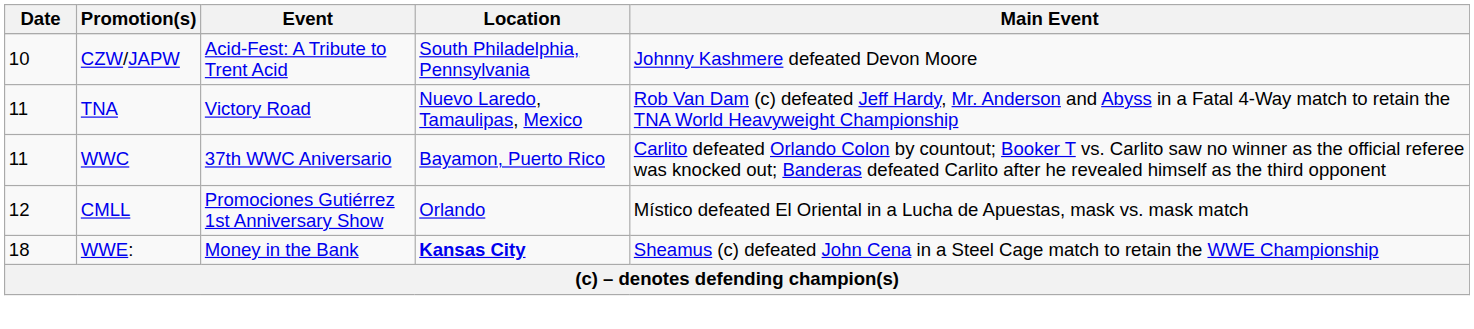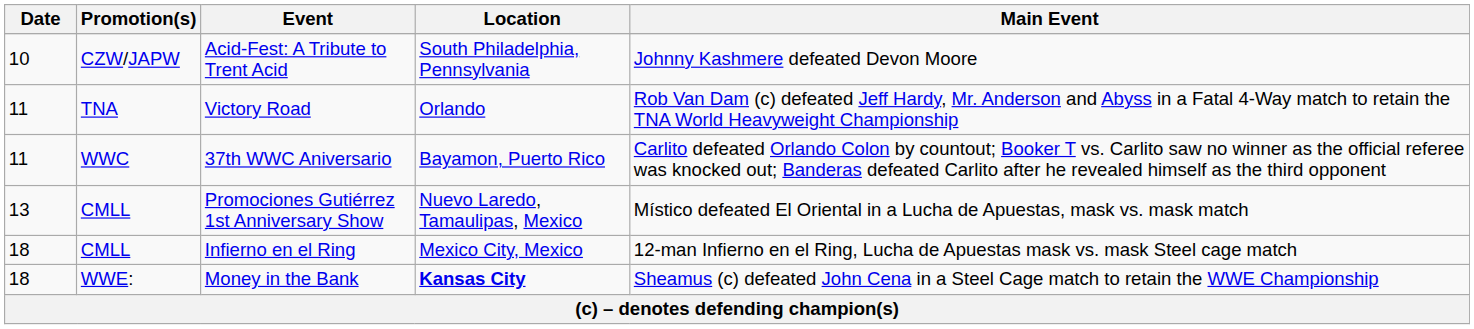(501, 109) Nuevo Laredo, Tamaulipas, Mexico -> (452, 109) Orlando
(19, 210) 12 -> (19, 210) 13
(452, 210) Orlando -> (501, 210) Nuevo Laredo, Tamaulipas, Mexico
+ row: (280, 249)
